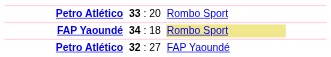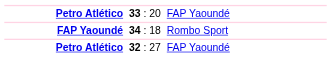(197, 14) Rombo Sport -> (198, 14) FAP Yaoundé
(197, 31) khaki background -> (197, 31) no background
